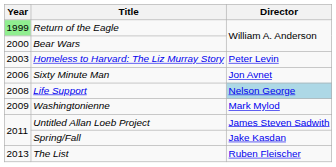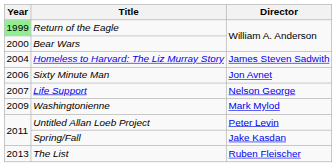(18, 59) 2003 -> (18, 59) 2004
(254, 59) Peter Levin -> (279, 59) James Steven Sadwith
(18, 91) 2008 -> (18, 91) 2007
(262, 91) lightblue background -> (262, 91) no background
(279, 122) James Steven Sadwith -> (254, 122) Peter Levin
